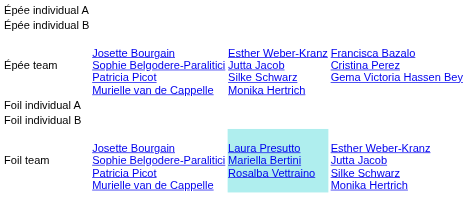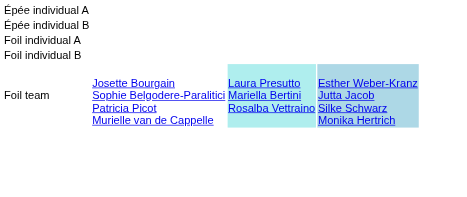- row: (31, 65)
(381, 167) no background -> (368, 102) lightblue background
